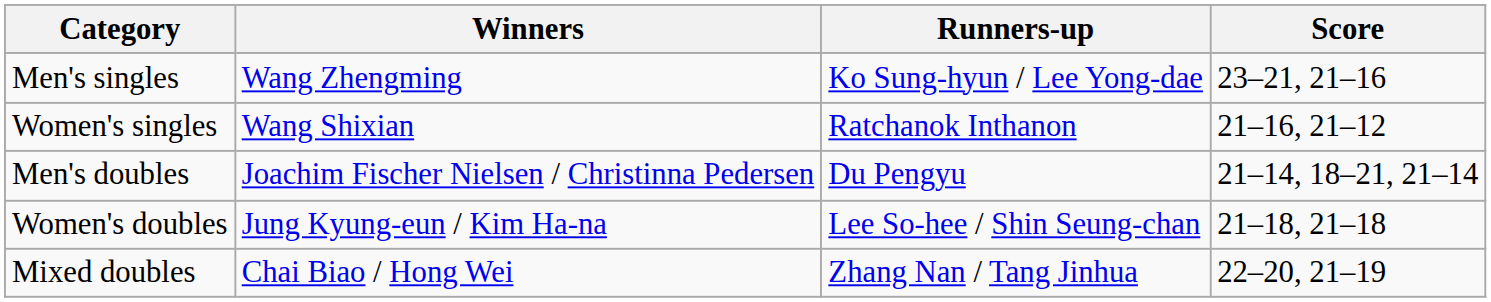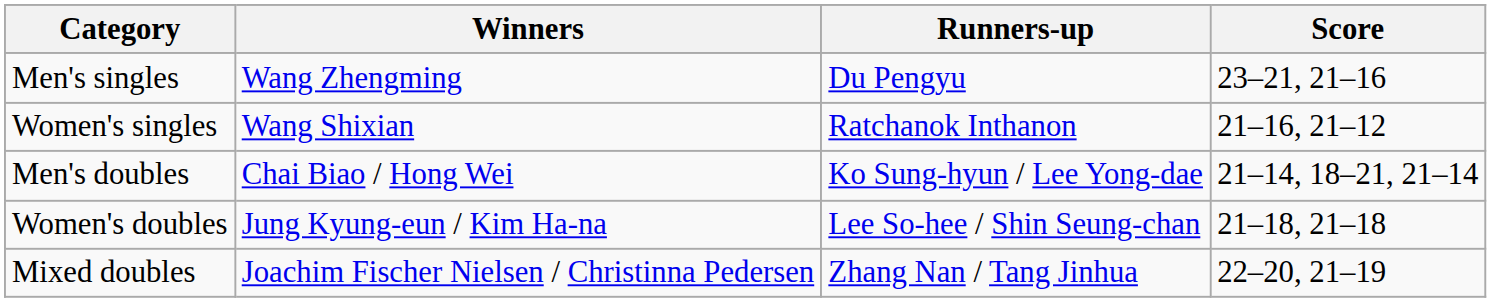(1016, 77) Ko Sung-hyun / Lee Yong-dae -> (897, 77) Du Pengyu
(528, 175) Joachim Fischer Nielsen / Christinna Pedersen -> (378, 175) Chai Biao / Hong Wei
(897, 175) Du Pengyu -> (1016, 175) Ko Sung-hyun / Lee Yong-dae
(378, 272) Chai Biao / Hong Wei -> (528, 272) Joachim Fischer Nielsen / Christinna Pedersen
